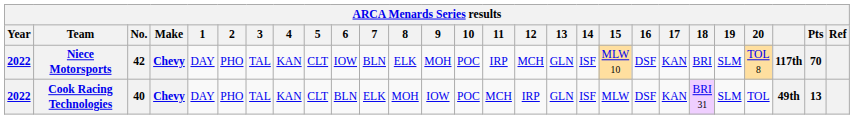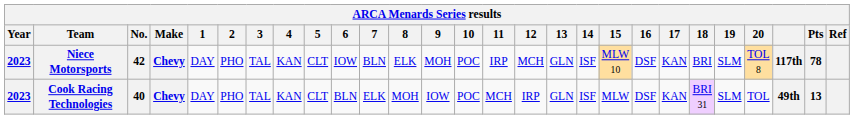(19, 62) 2022 -> (19, 62) 2023
(816, 62) 70 -> (816, 62) 78
(19, 96) 2022 -> (19, 96) 2023
